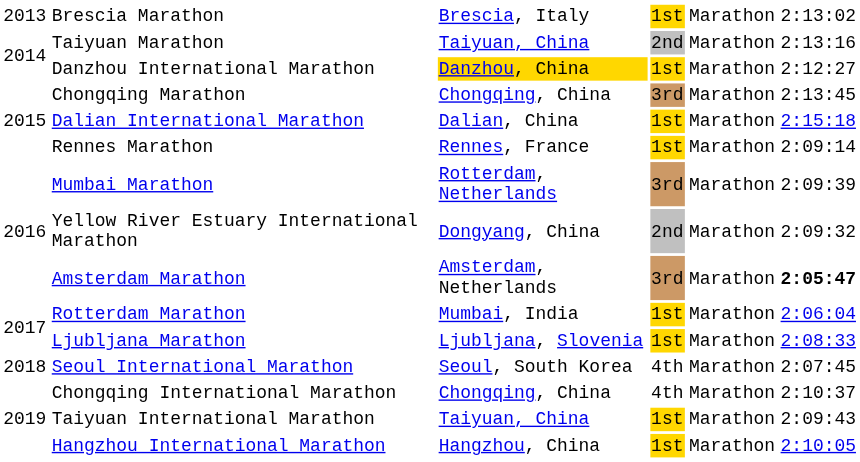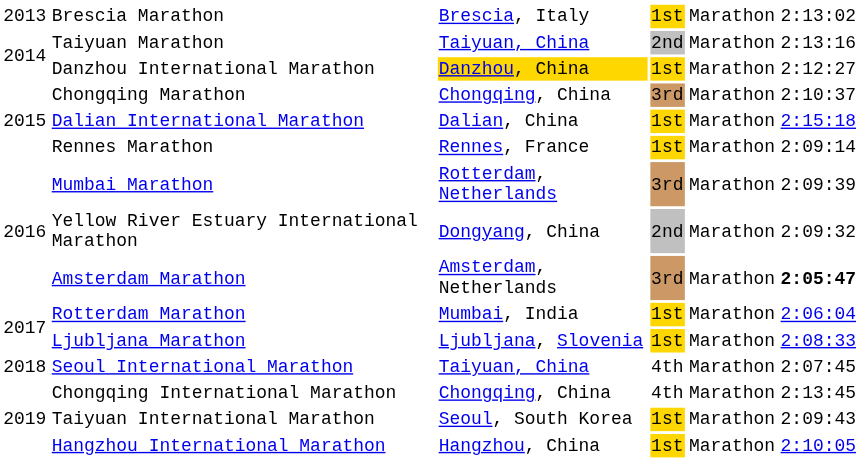(818, 95) 2:13:45 -> (818, 95) 2:10:37
(536, 367) Seoul, South Korea -> (514, 367) Taiyuan, China
(818, 393) 2:10:37 -> (818, 393) 2:13:45
(514, 419) Taiyuan, China -> (536, 419) Seoul, South Korea
